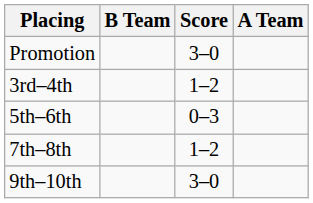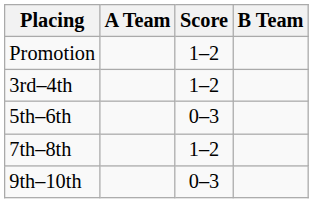columns swapped: (270, 20) <-> (138, 20)
(204, 52) 3–0 -> (204, 52) 1–2
(204, 181) 3–0 -> (204, 181) 0–3
